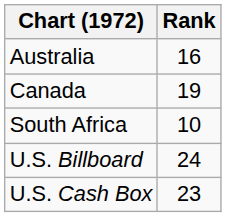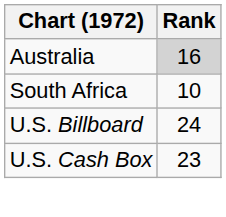(189, 56) no background -> (189, 56) lightgrey background
- row: (48, 90)
